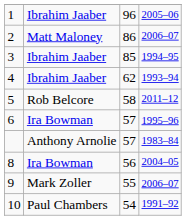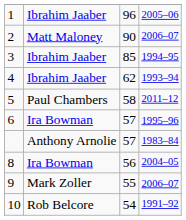(129, 36) 86 -> (129, 36) 90
(60, 99) Rob Belcore -> (67, 99) Paul Chambers
(67, 204) Paul Chambers -> (60, 204) Rob Belcore
